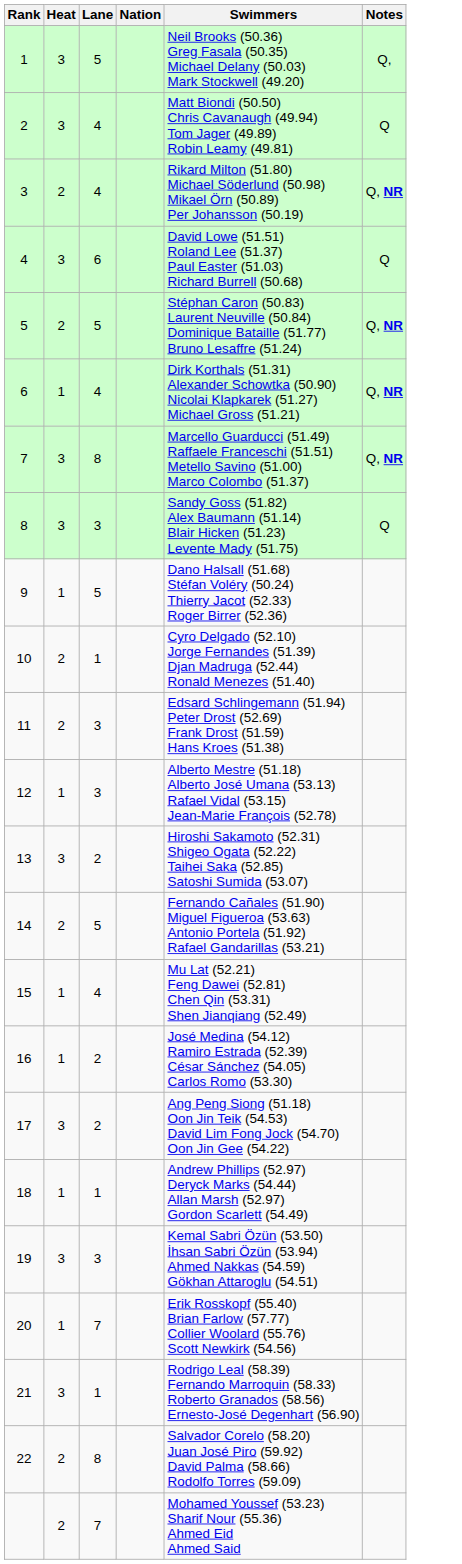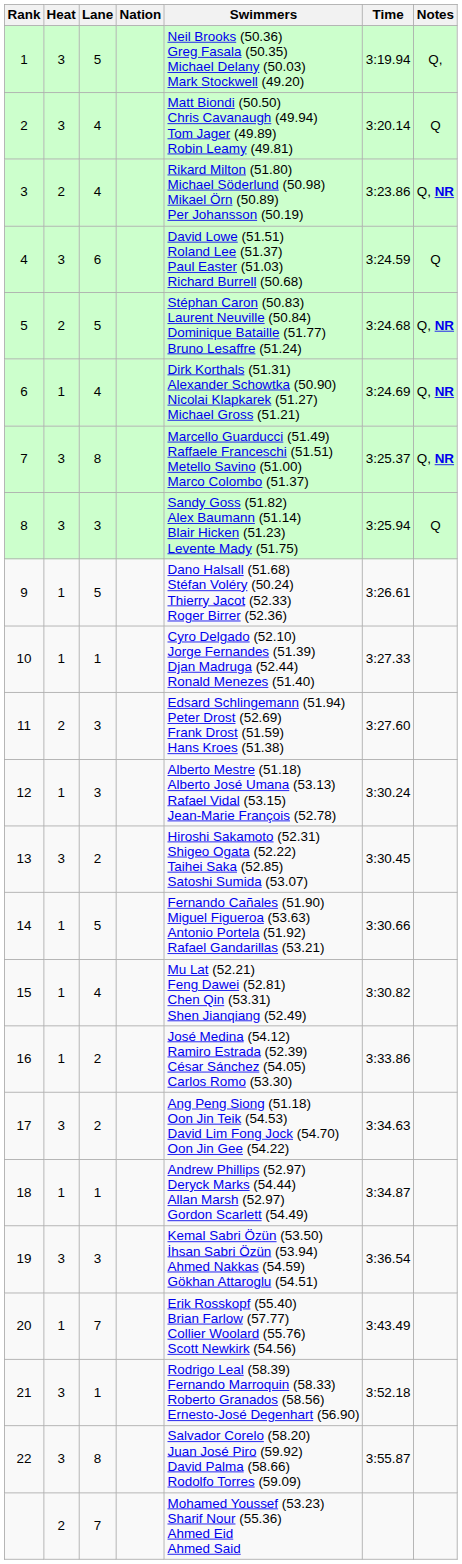+ column: (388, 15)
(61, 659) 2 -> (61, 659) 1
(61, 925) 2 -> (61, 925) 1
(61, 1459) 2 -> (61, 1459) 3
